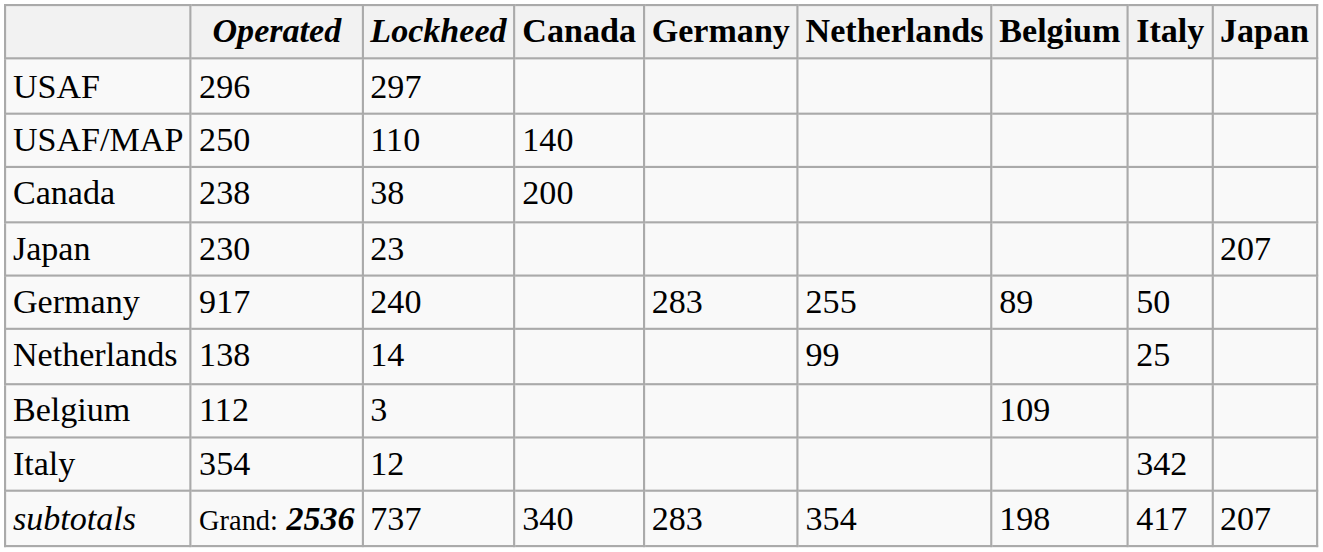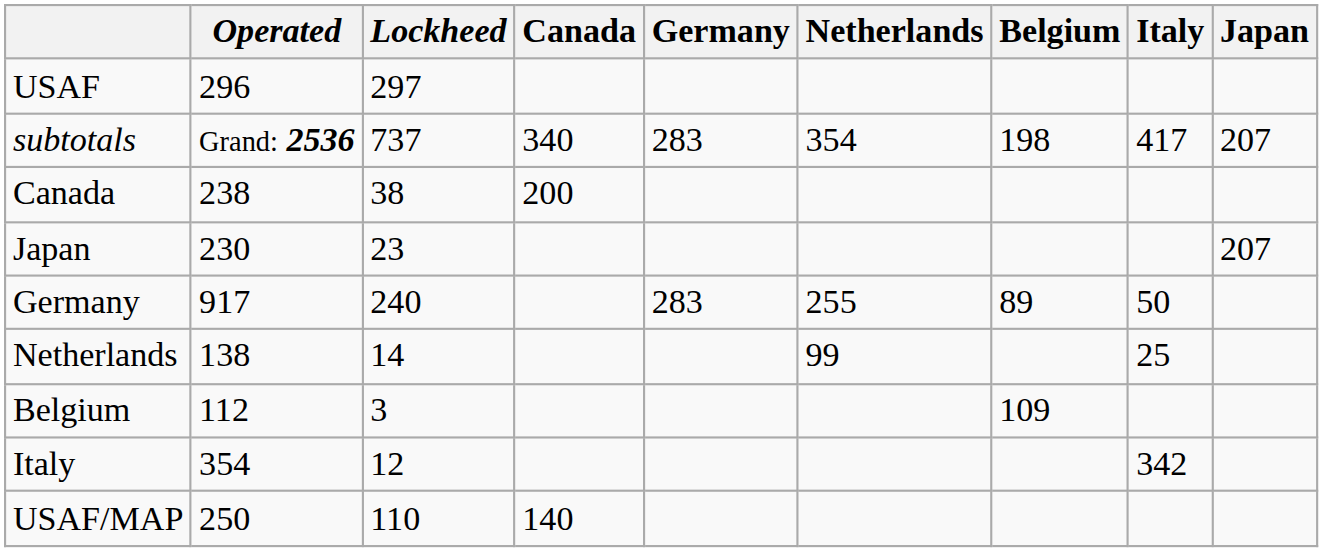rows swapped: (98, 139) <-> (74, 517)
